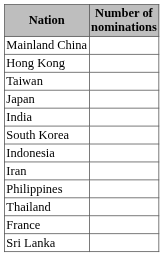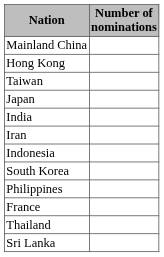rows swapped: (16, 171) <-> (38, 135)
rows swapped: (29, 206) <-> (23, 224)
